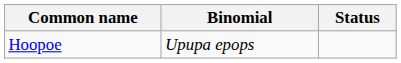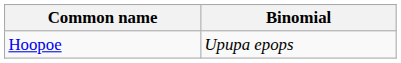- column: (357, 17)
